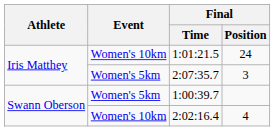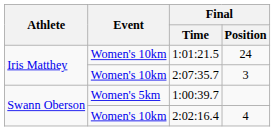(126, 75) Women's 5km -> (129, 75) Women's 10km
